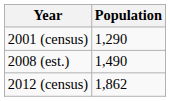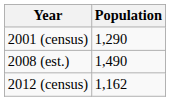(111, 84) 1,862 -> (111, 84) 1,162
